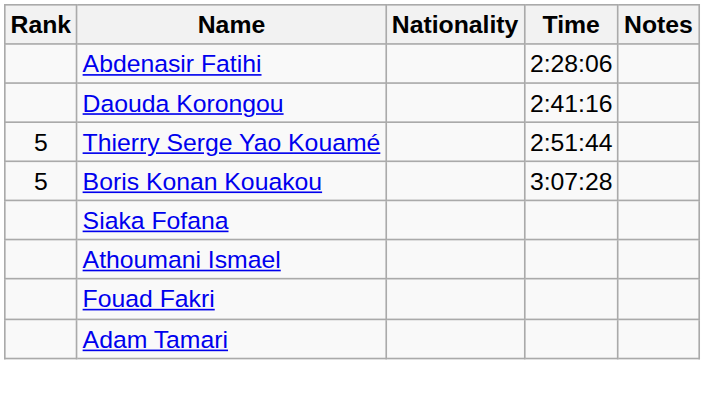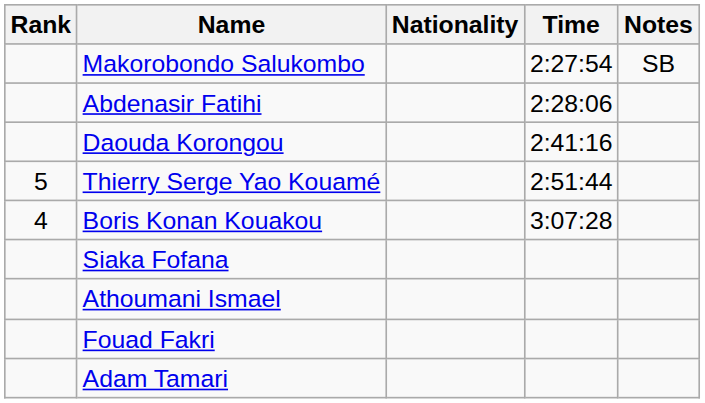+ row: (224, 64)
(41, 182) 5 -> (41, 221) 4
